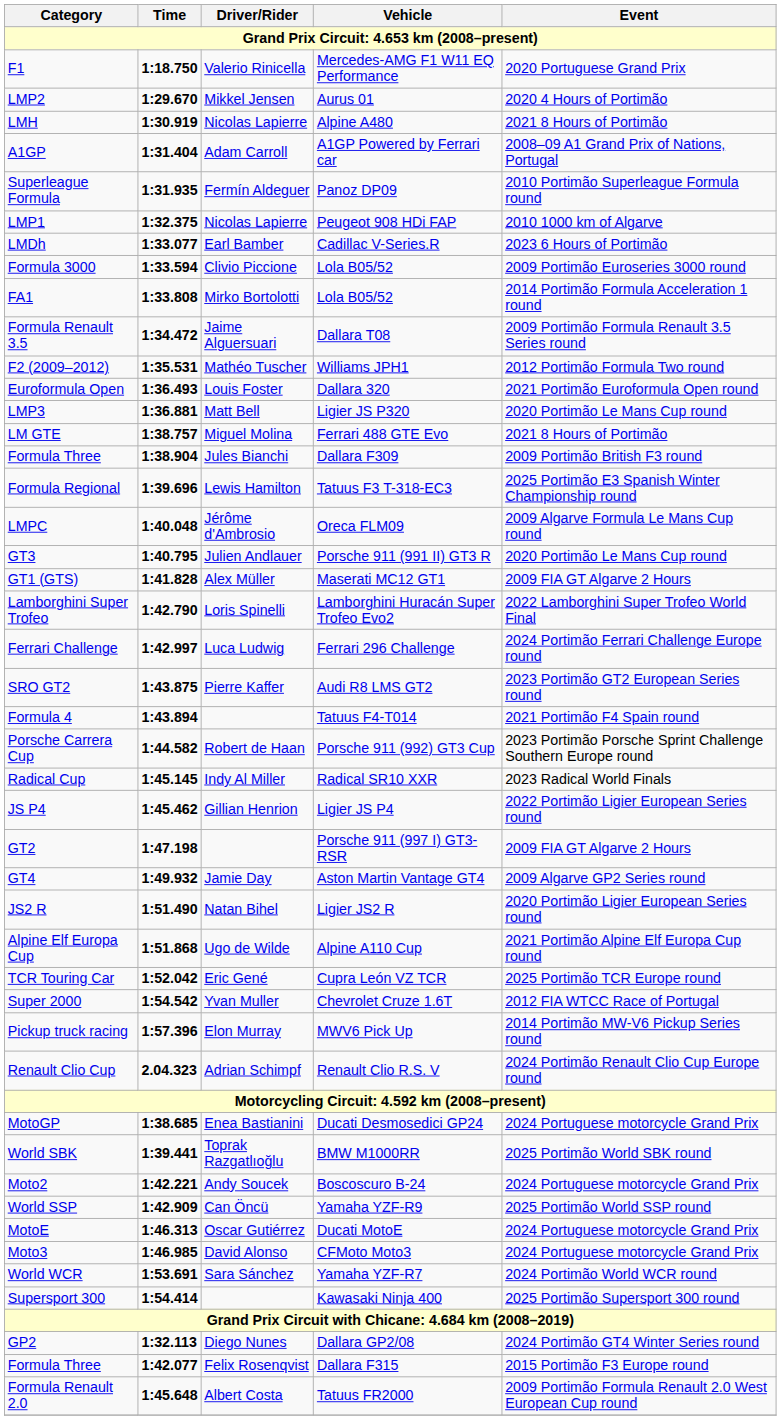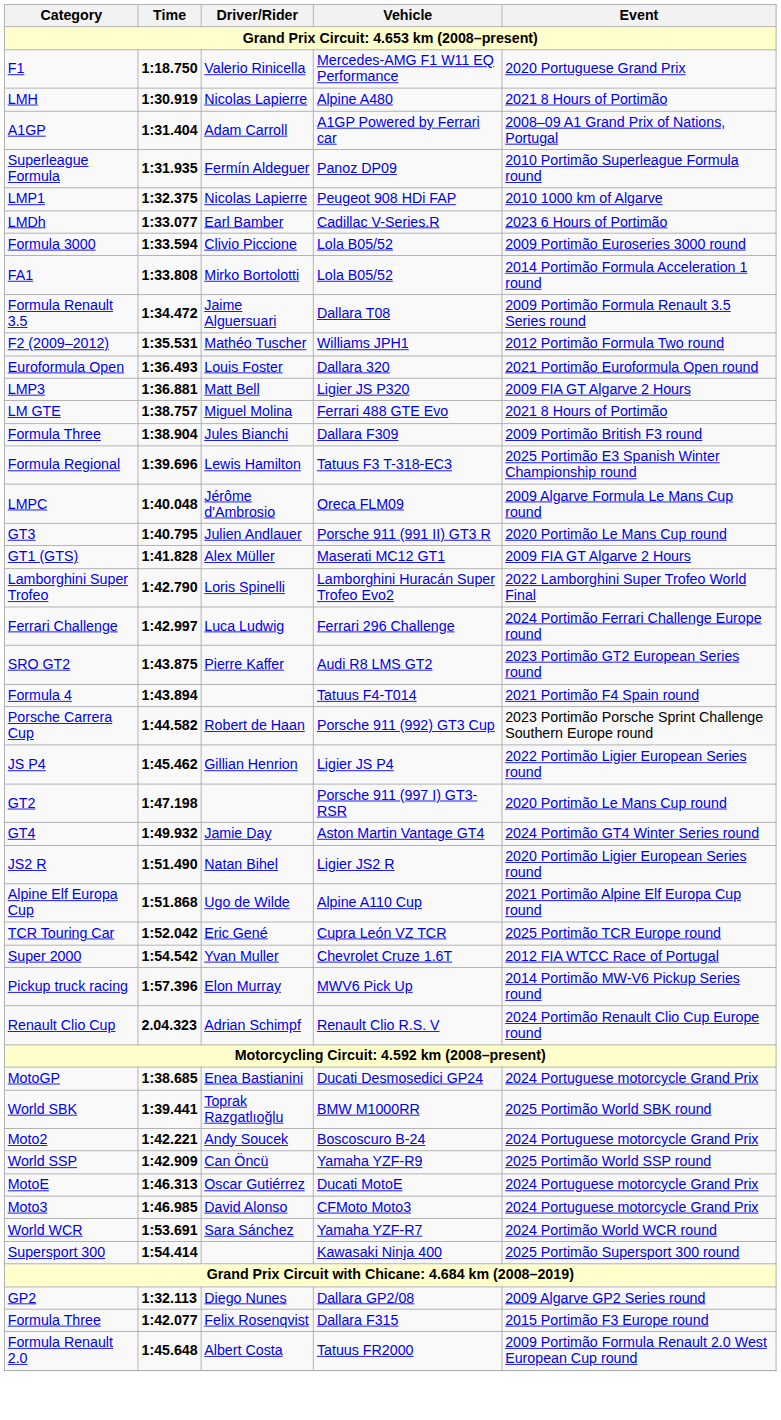- row: (26, 99)
(616, 412) 2020 Portimão Le Mans Cup round -> (598, 389) 2009 FIA GT Algarve 2 Hours
- row: (47, 779)
(598, 848) 2009 FIA GT Algarve 2 Hours -> (616, 803) 2020 Portimão Le Mans Cup round
(605, 878) 2009 Algarve GP2 Series round -> (632, 833) 2024 Portimão GT4 Winter Series round
(632, 1343) 2024 Portimão GT4 Winter Series round -> (605, 1297) 2009 Algarve GP2 Series round
